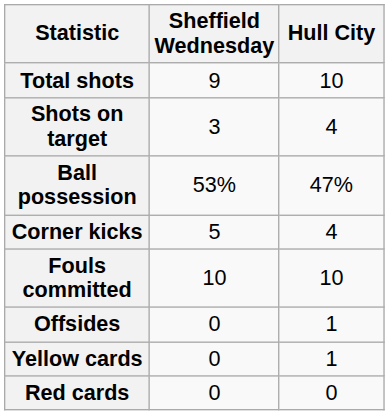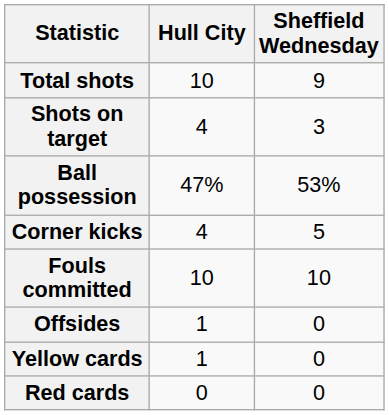columns swapped: (331, 33) <-> (214, 33)
